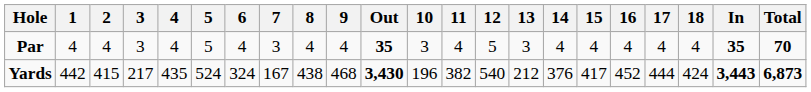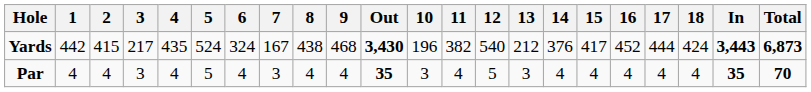rows swapped: (30, 73) <-> (30, 45)
